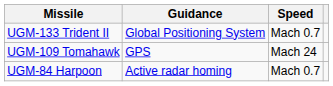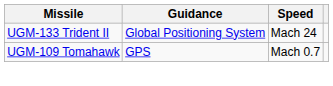(295, 33) Mach 0.7 -> (294, 33) Mach 24
(294, 52) Mach 24 -> (295, 52) Mach 0.7
- row: (54, 71)
